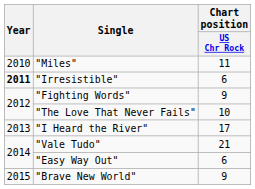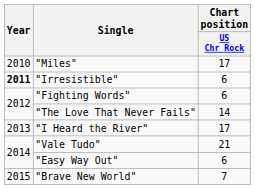(224, 64) 11 -> (224, 64) 17
(224, 96) 9 -> (224, 96) 6
(224, 112) 10 -> (224, 112) 14
(224, 176) 9 -> (224, 176) 7
